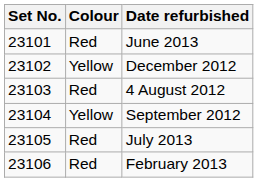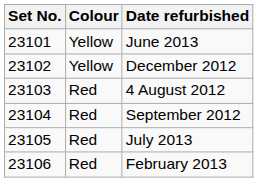(83, 41) Red -> (91, 41) Yellow
(91, 115) Yellow -> (83, 115) Red
